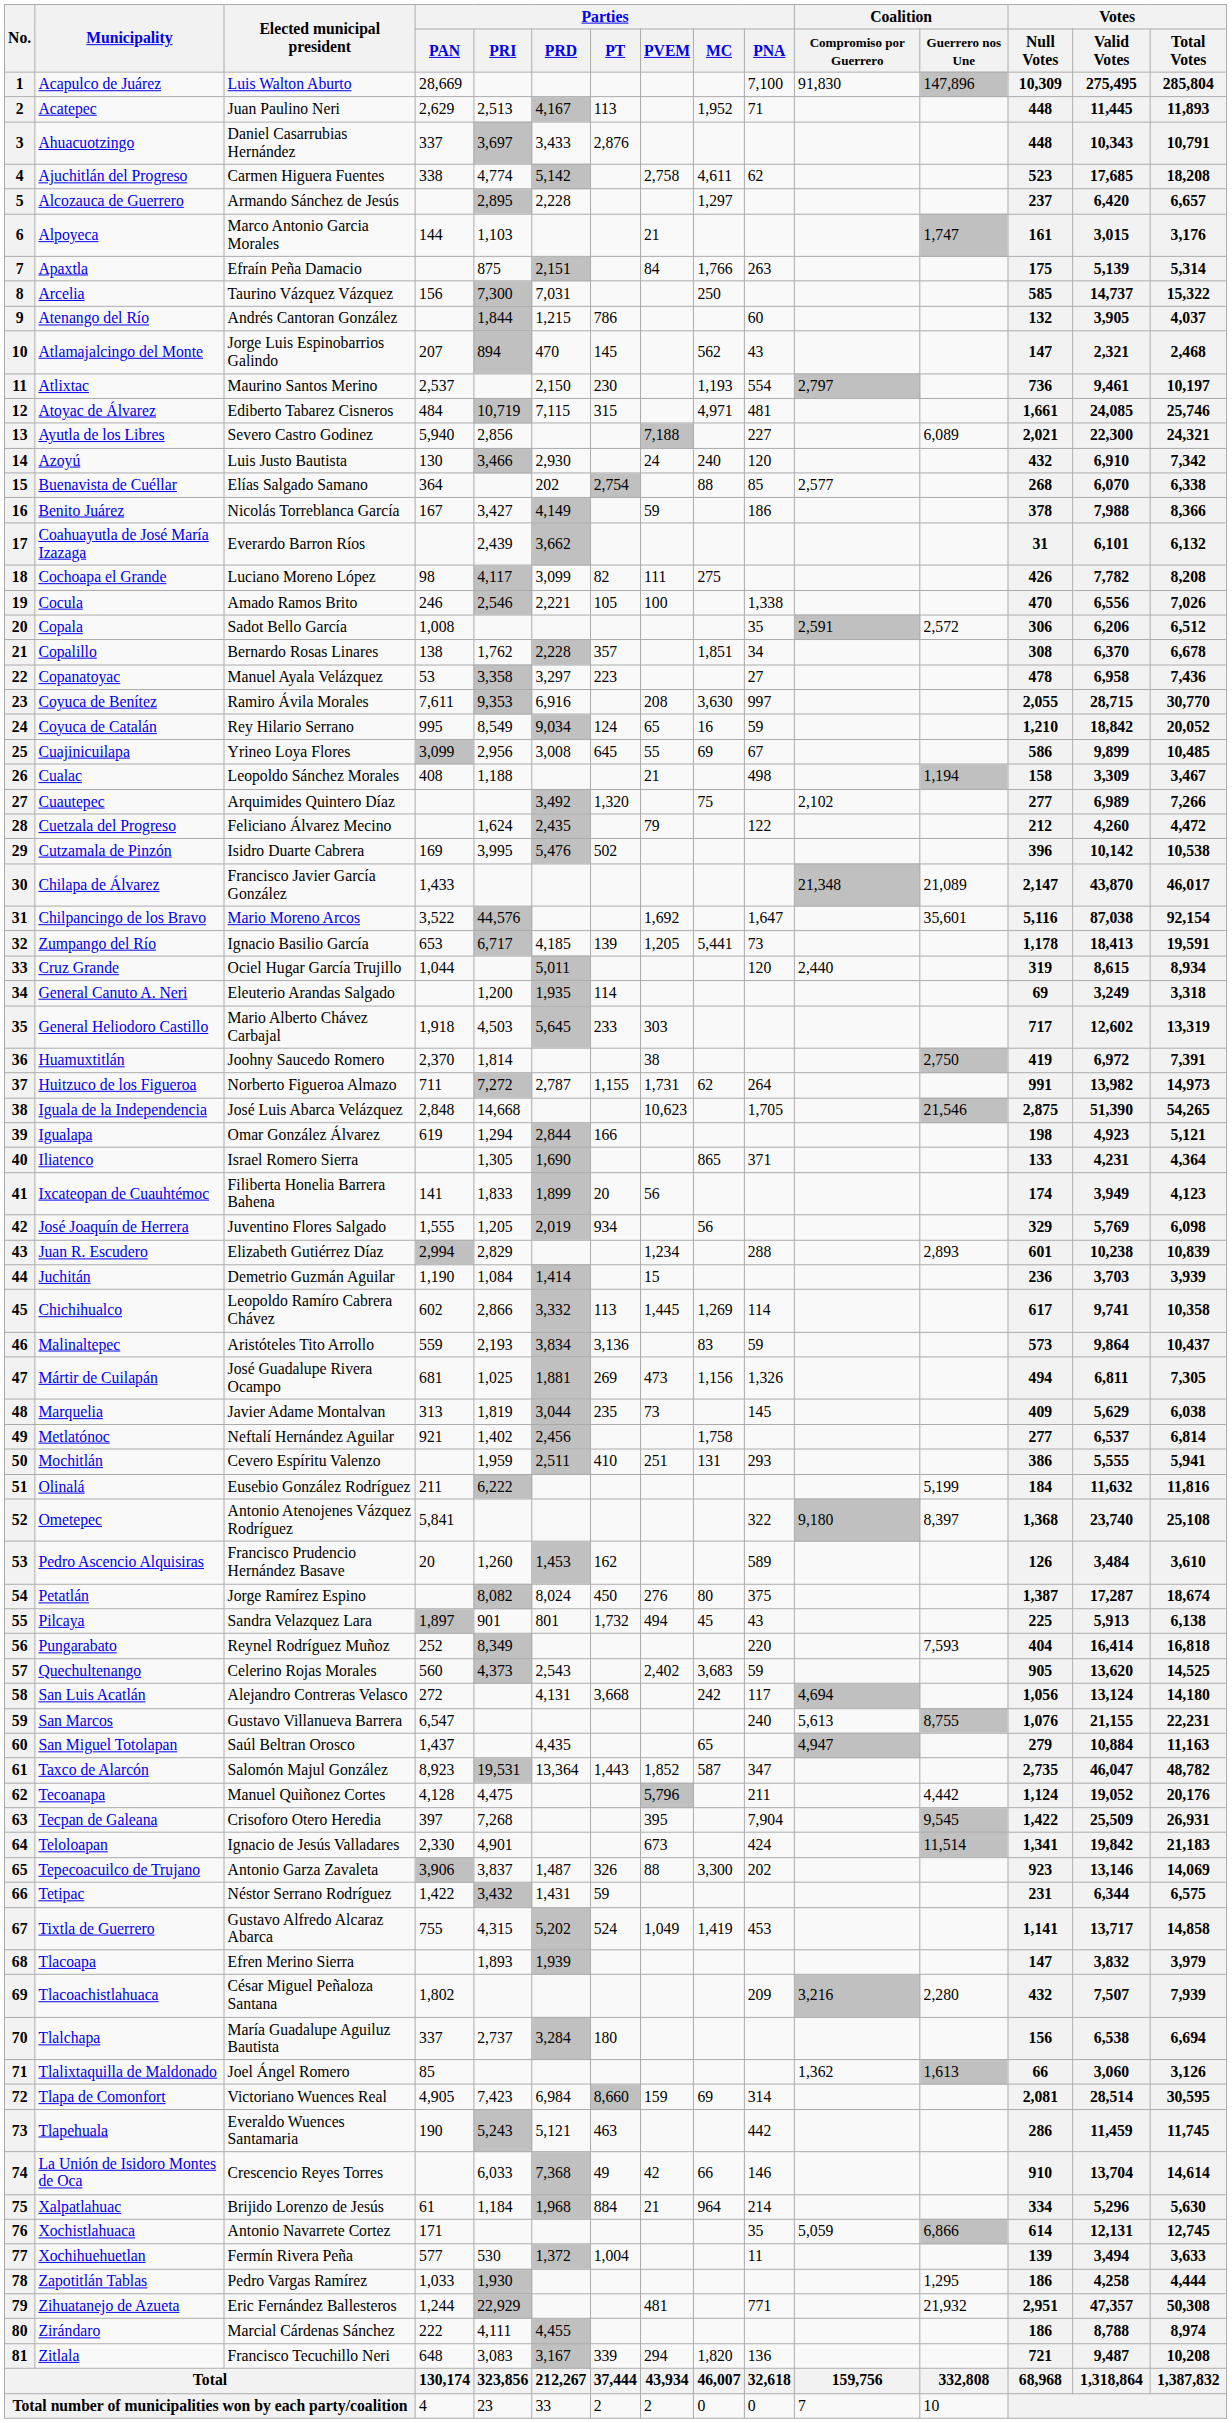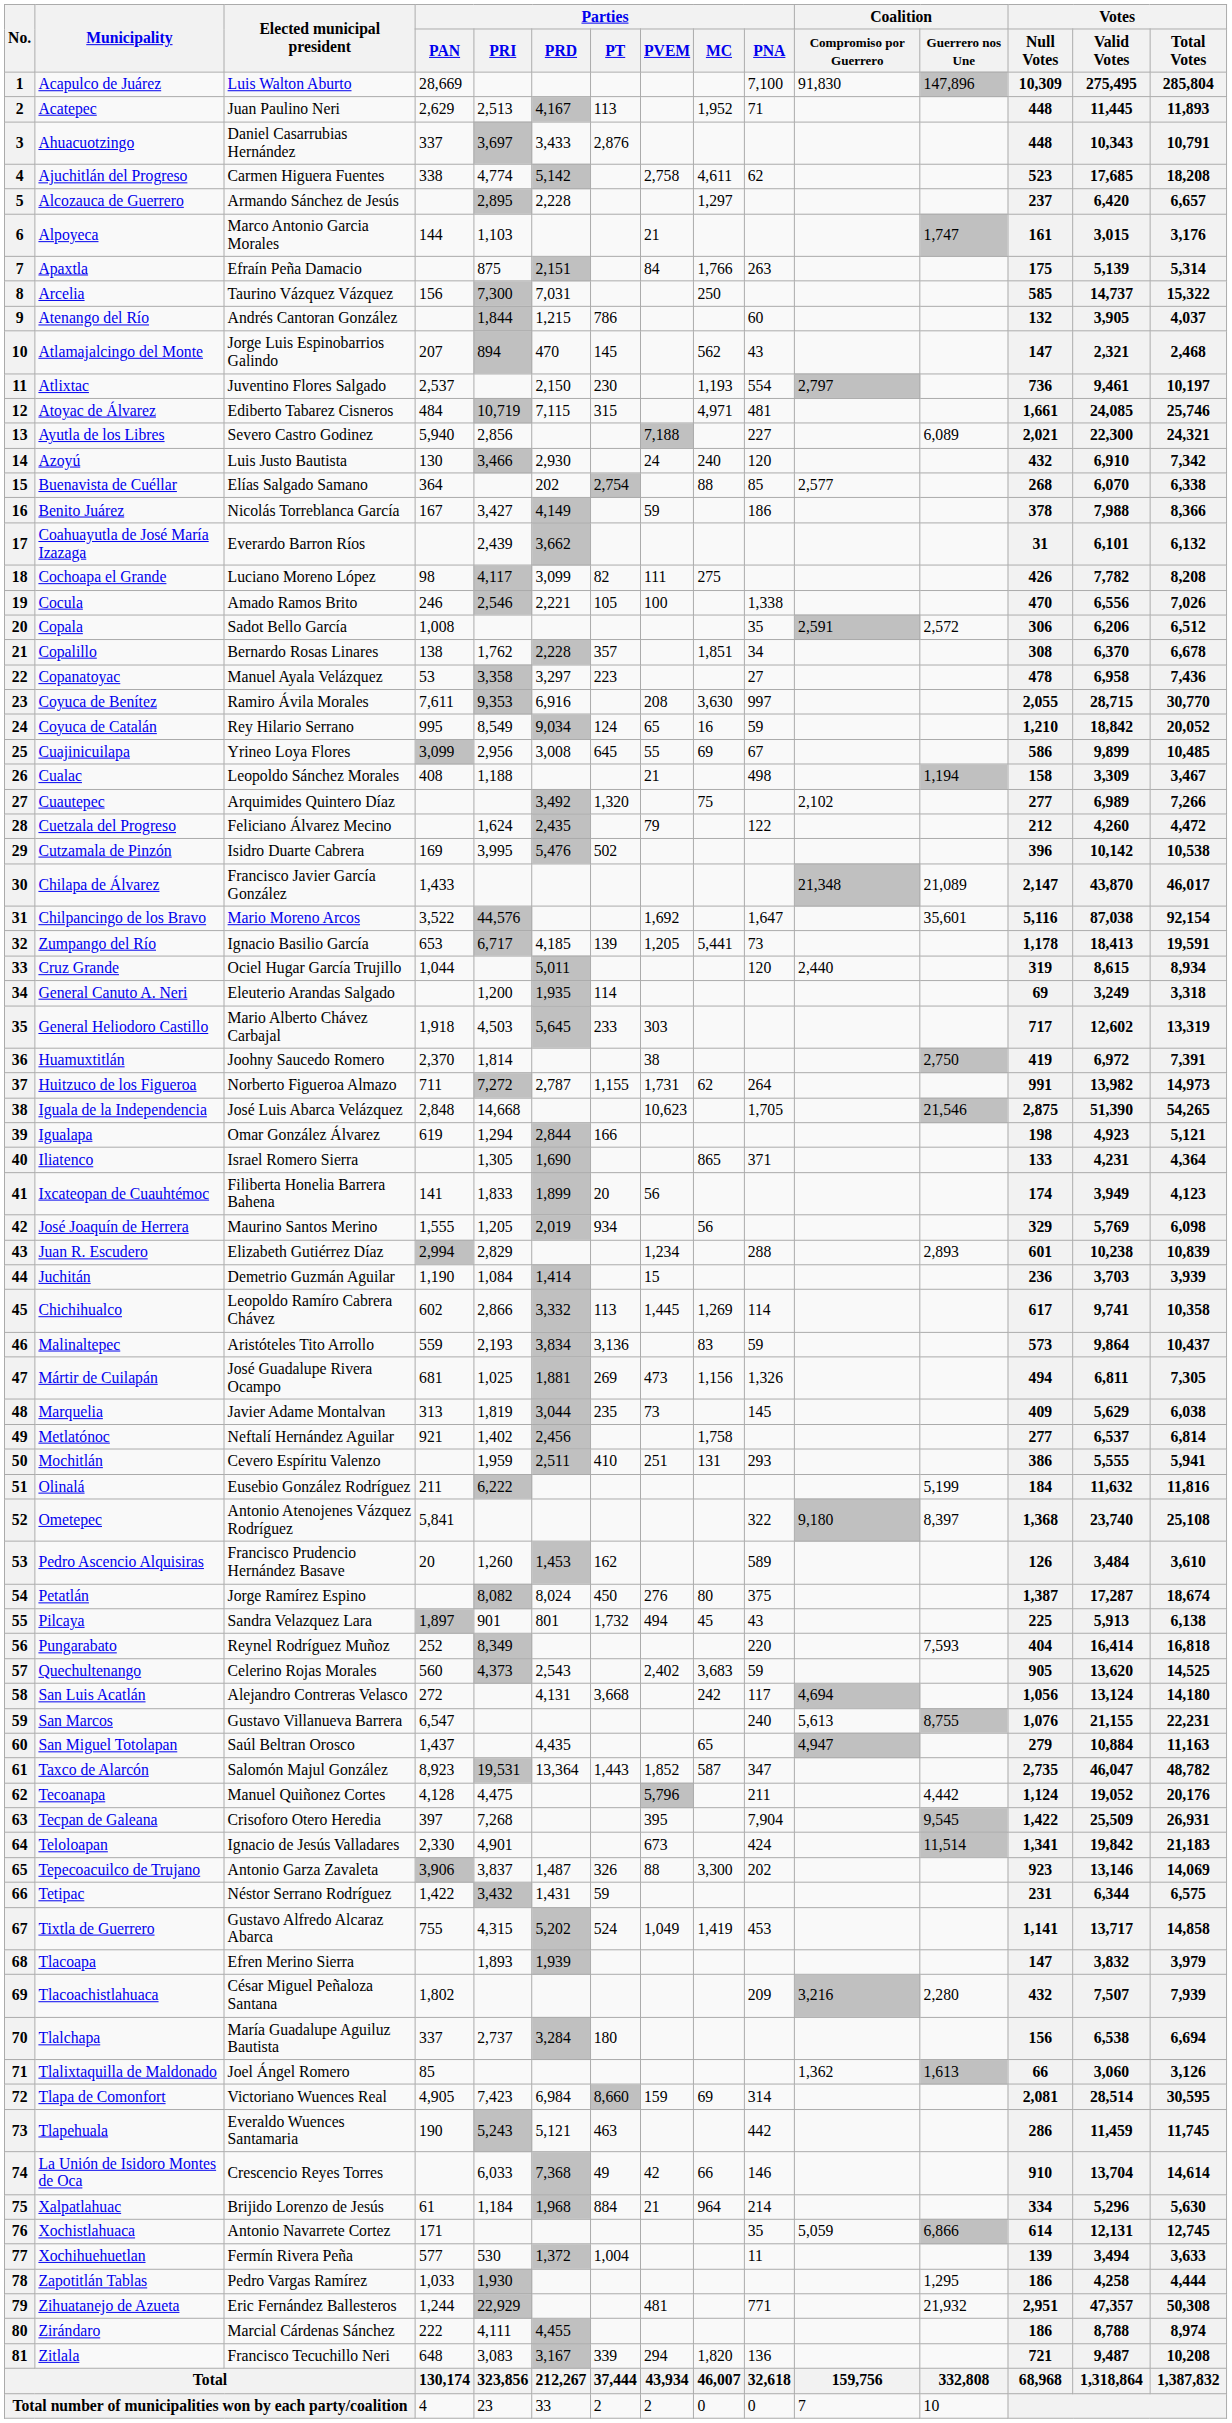(303, 385) Maurino Santos Merino -> (307, 385) Juventino Flores Salgado
(307, 1227) Juventino Flores Salgado -> (303, 1227) Maurino Santos Merino
